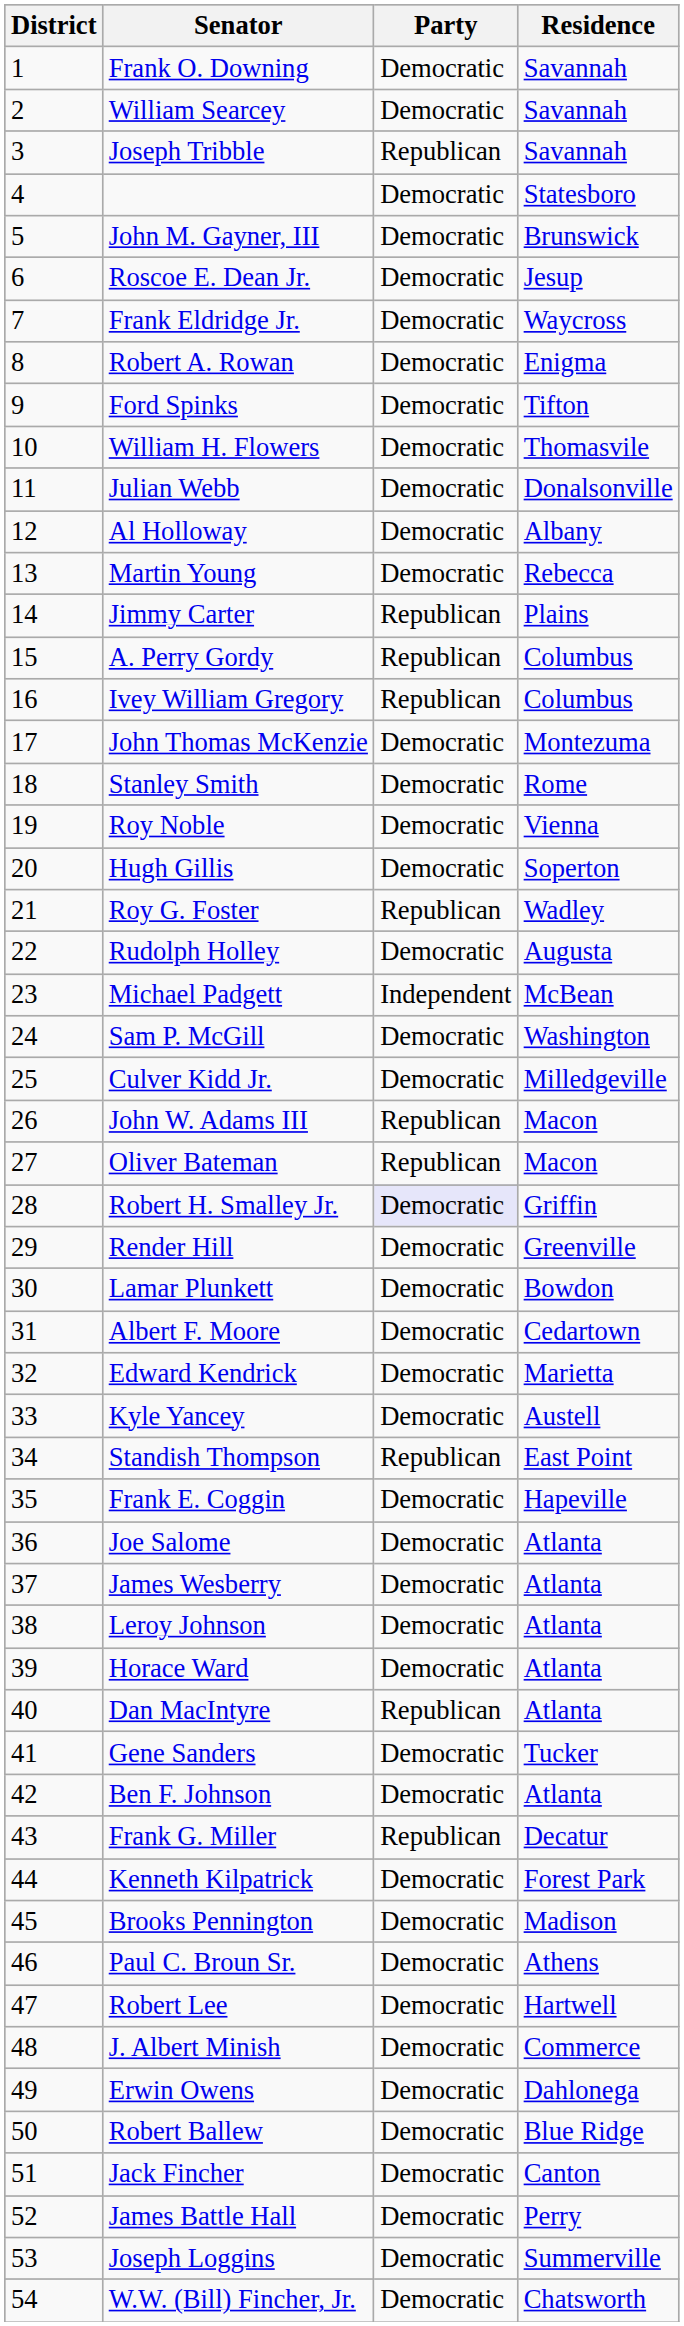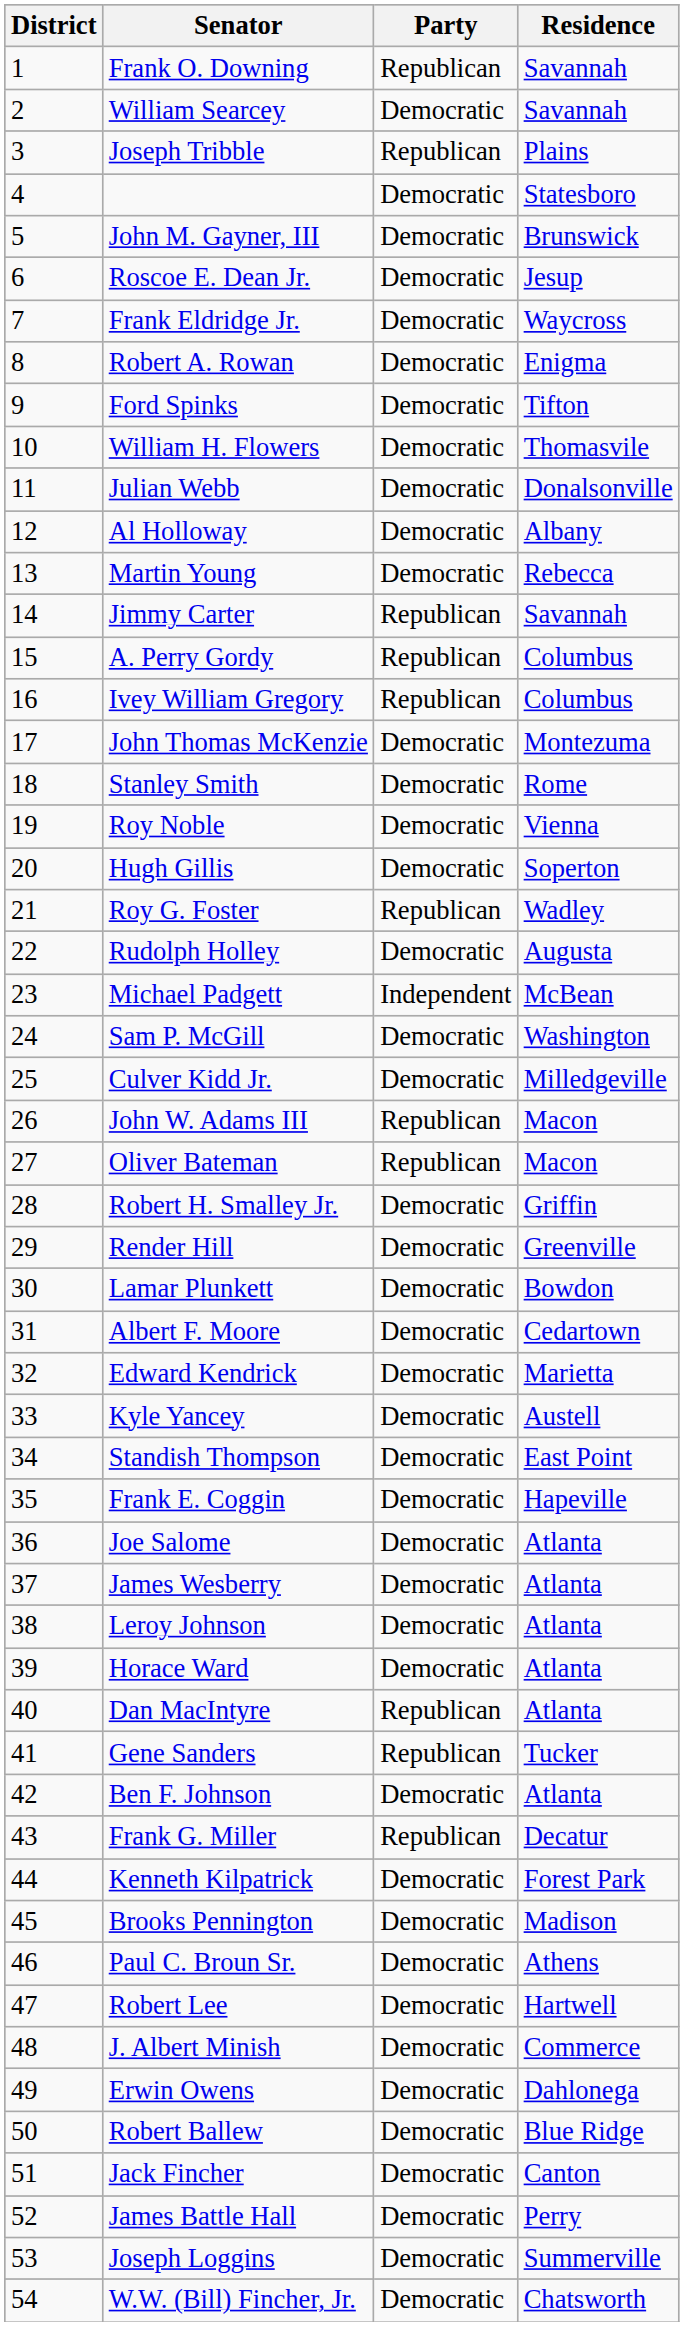(442, 67) Democratic -> (441, 67) Republican
(575, 151) Savannah -> (556, 151) Plains
(556, 615) Plains -> (575, 615) Savannah
(442, 1204) lavender background -> (442, 1204) no background
(441, 1457) Republican -> (442, 1457) Democratic
(442, 1752) Democratic -> (441, 1752) Republican
